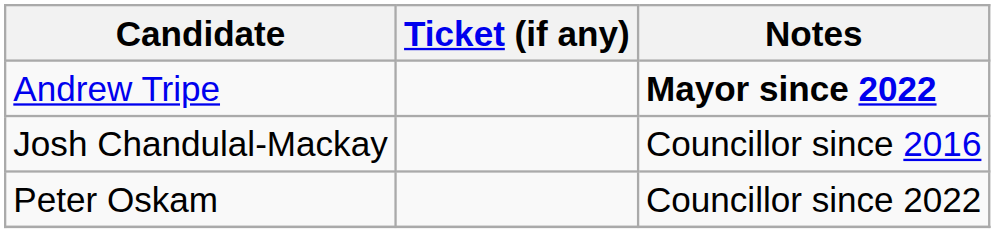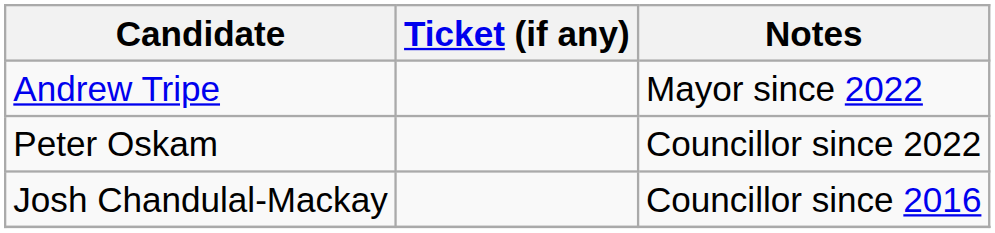(791, 89) bold -> (784, 89) normal
rows swapped: (116, 200) <-> (201, 144)
